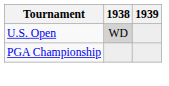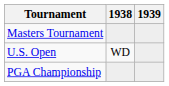+ row: (55, 33)
(118, 33) lightgrey background -> (120, 52) no background
